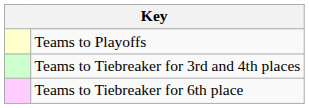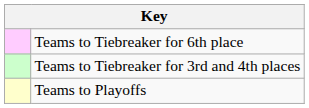rows swapped: (90, 41) <-> (139, 90)
